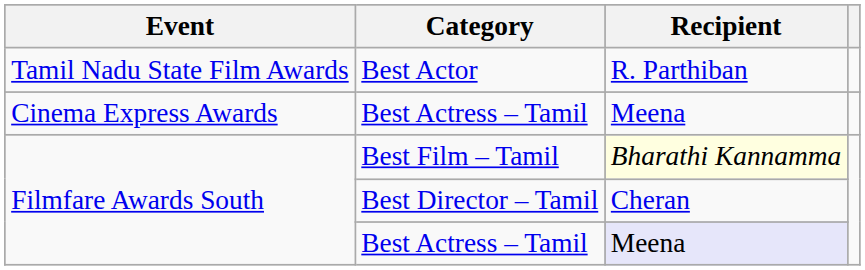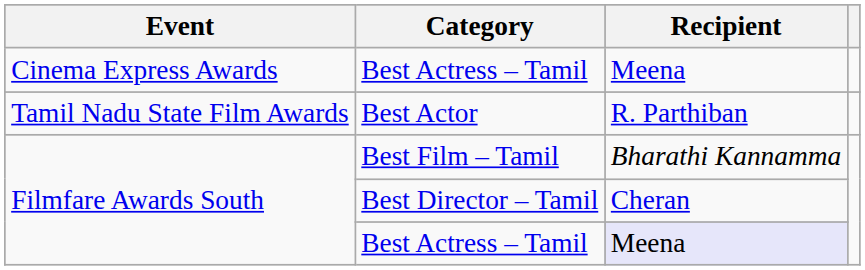rows swapped: (144, 112) <-> (180, 69)
(726, 156) lightyellow background -> (726, 156) no background
